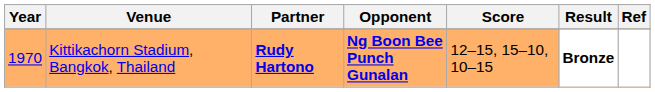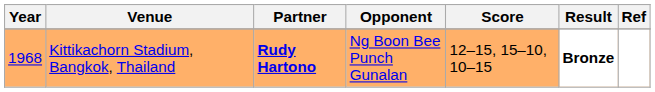(25, 58) 1970 -> (25, 58) 1968
(395, 58) bold -> (395, 58) normal
